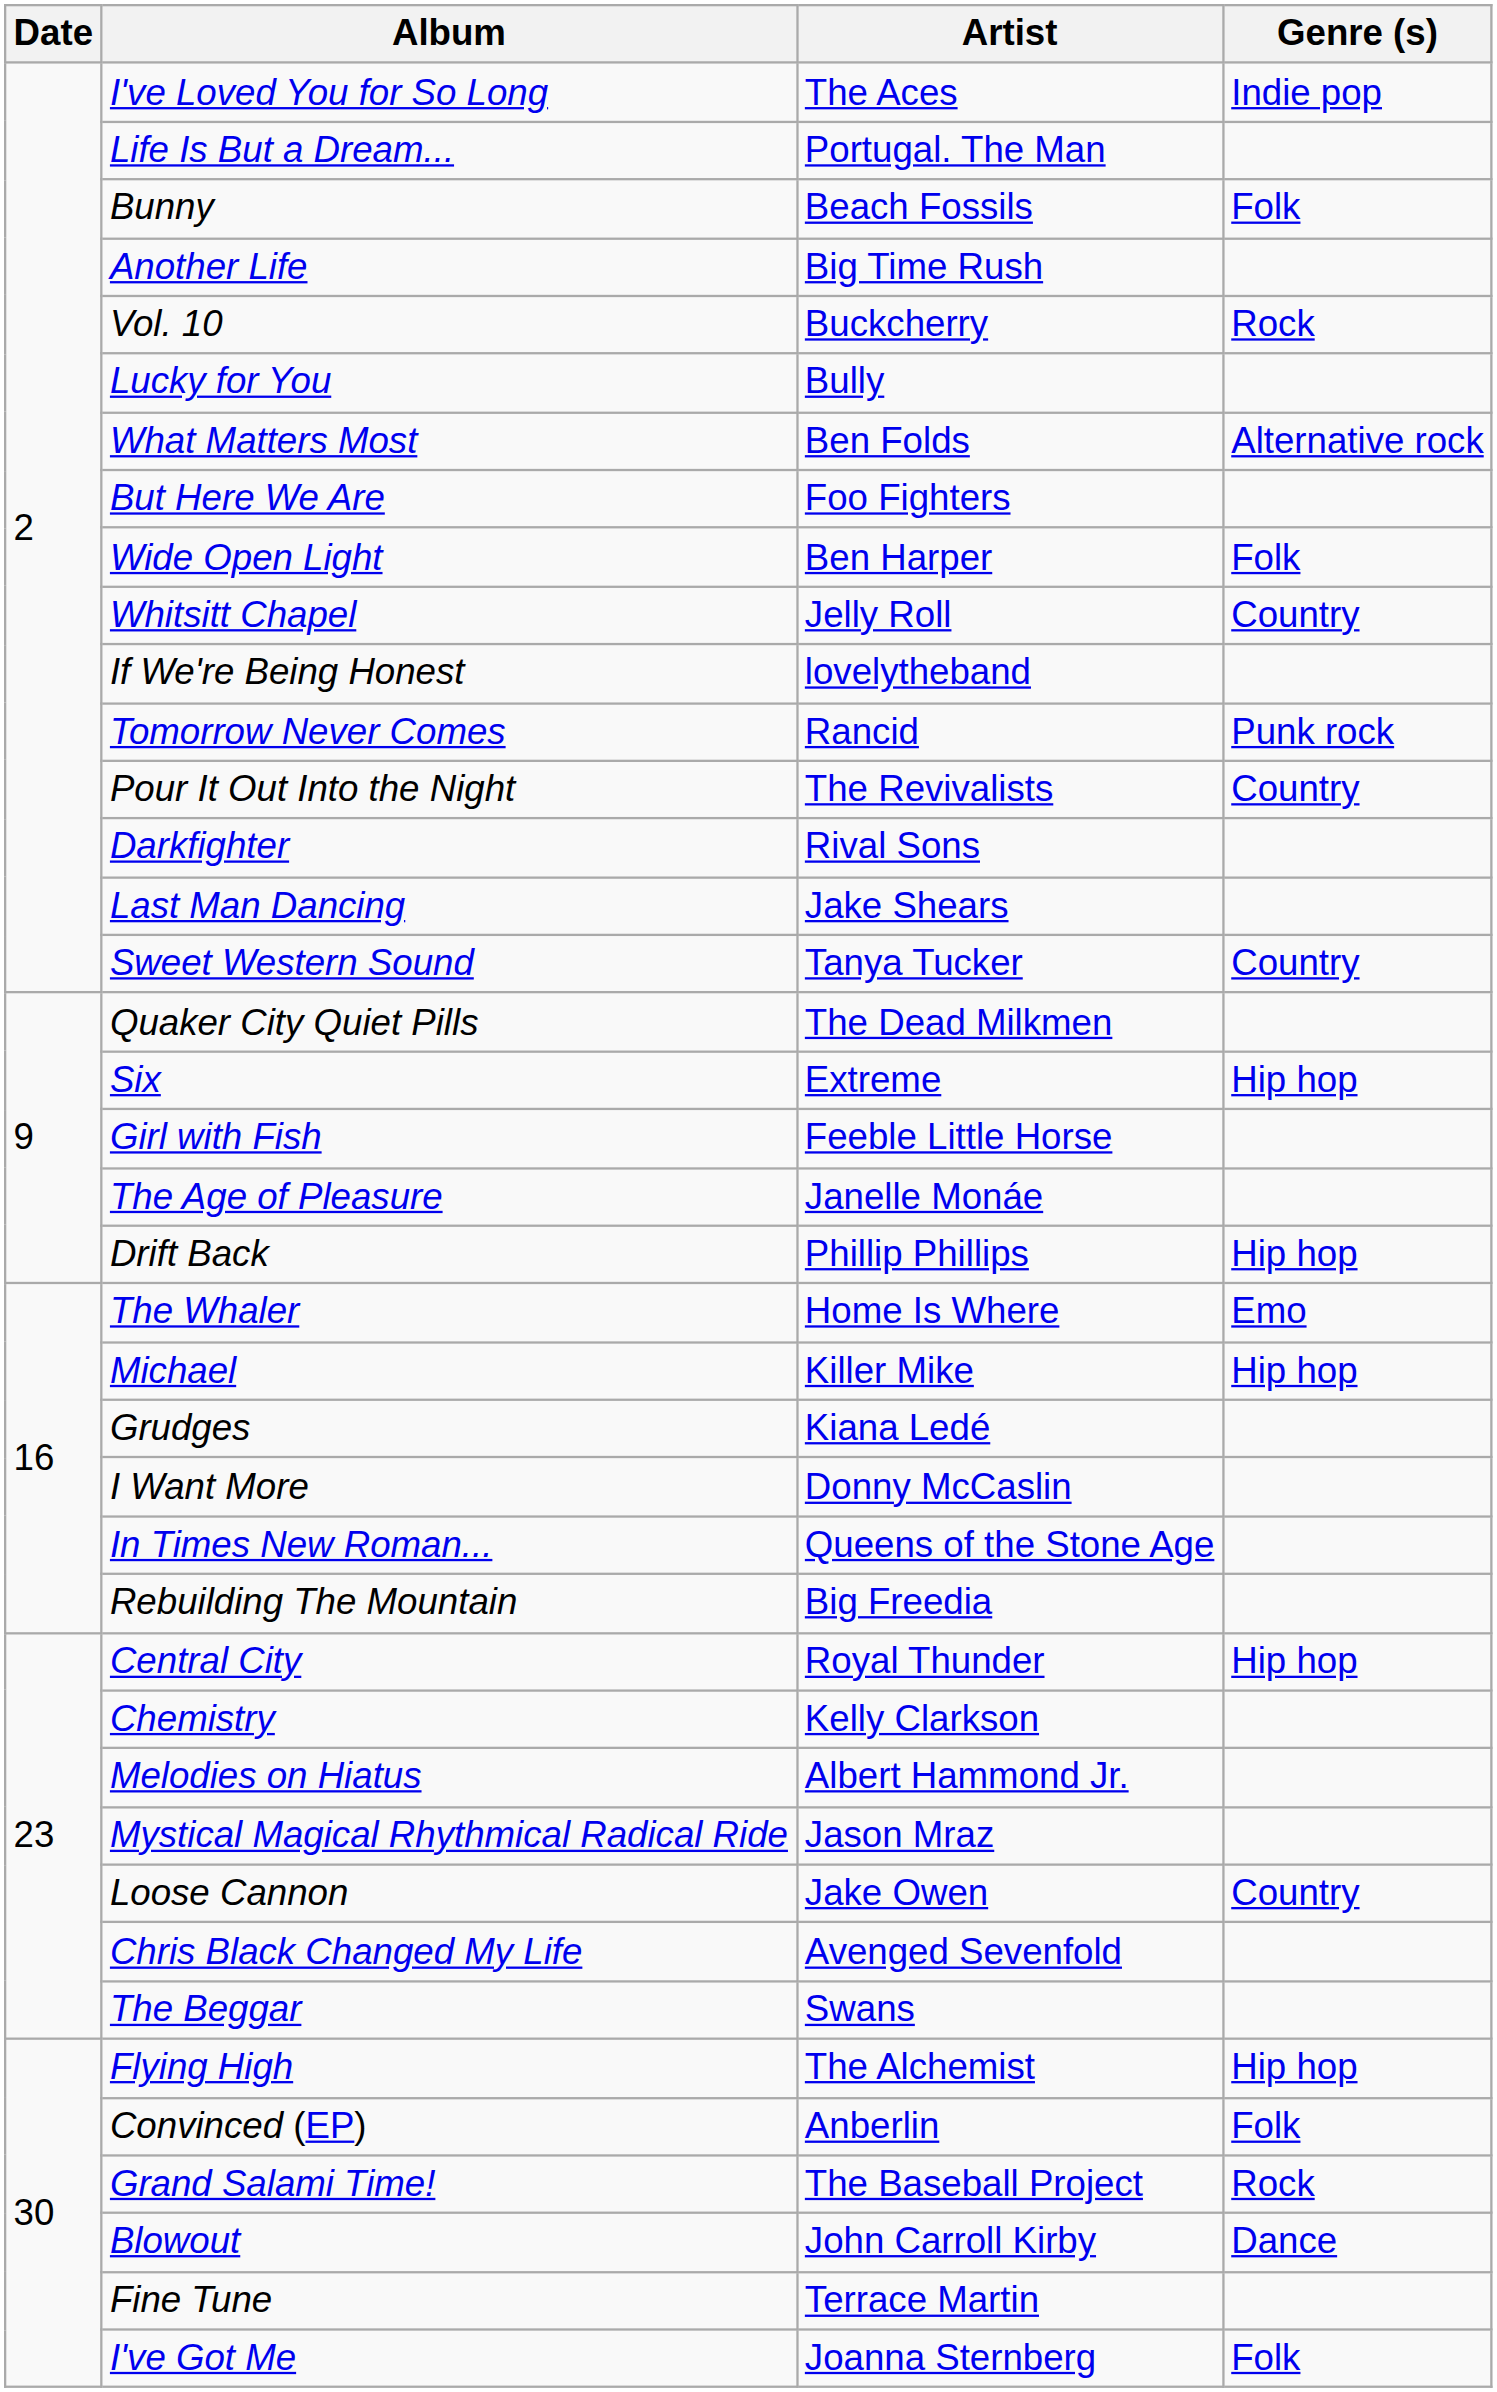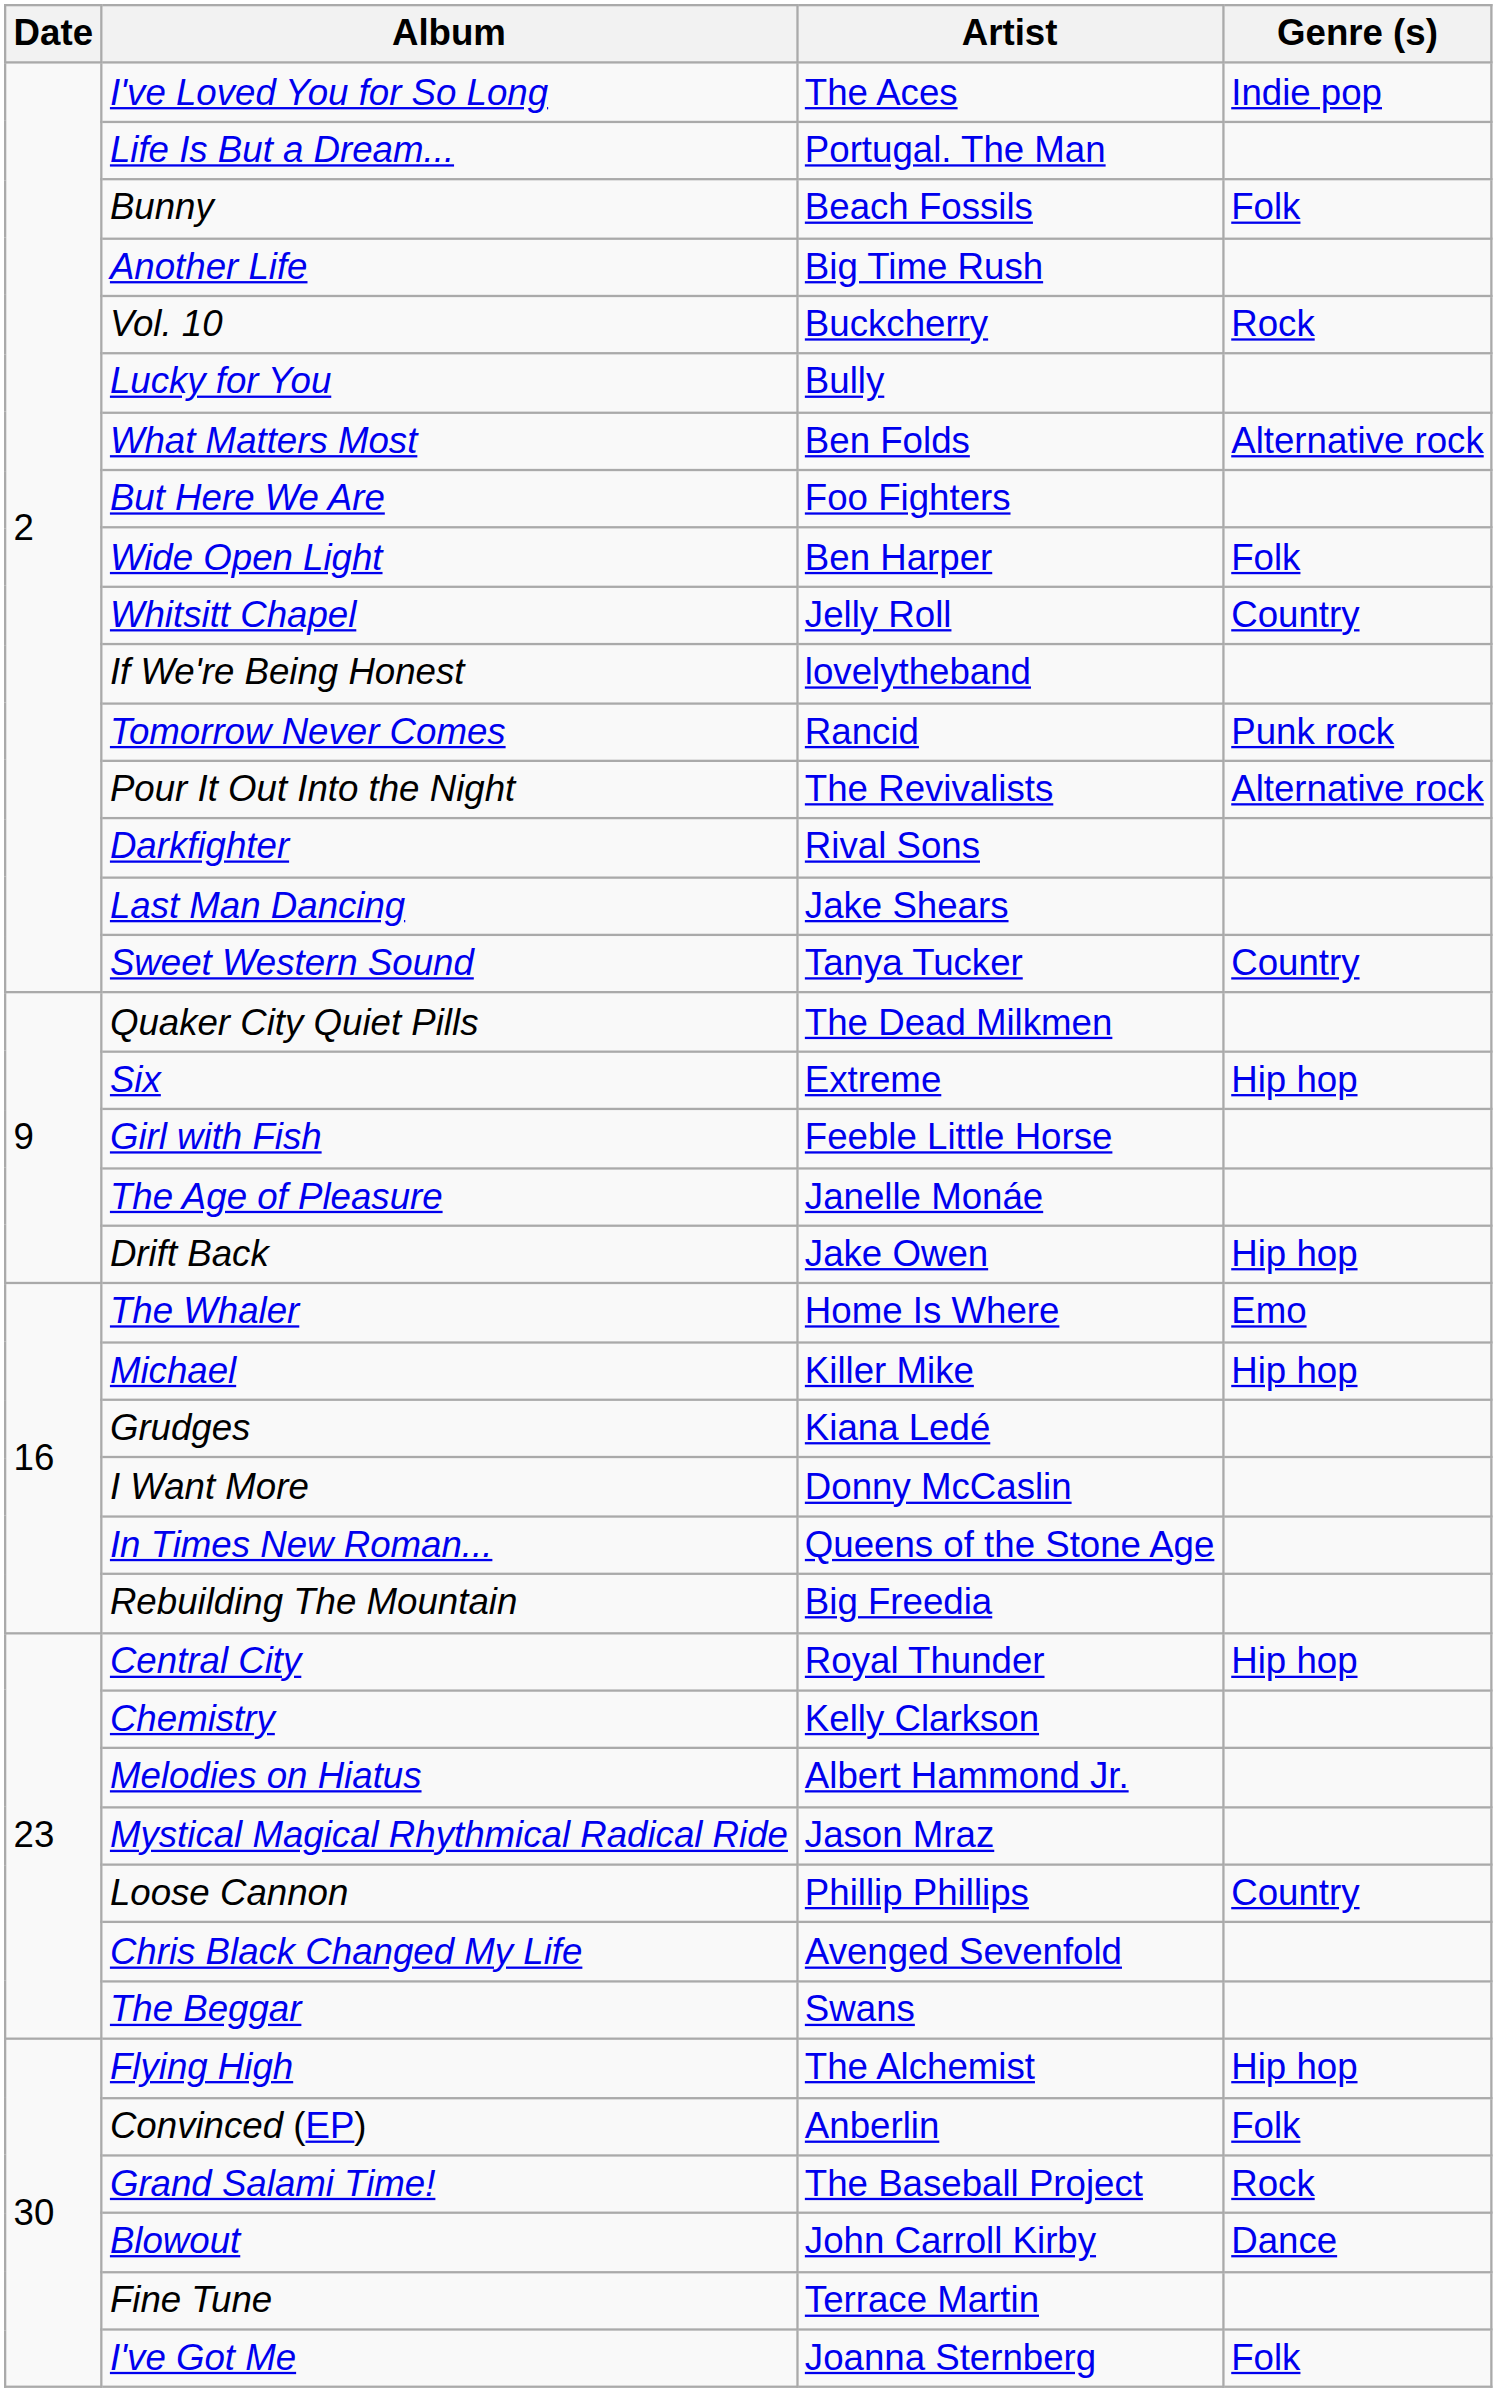(1295, 788) Country -> (1357, 788) Alternative rock
(917, 1253) Phillip Phillips -> (897, 1253) Jake Owen
(897, 1893) Jake Owen -> (917, 1893) Phillip Phillips
